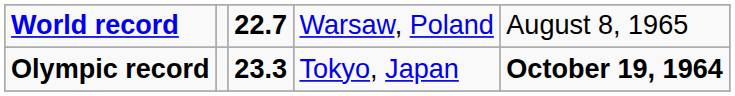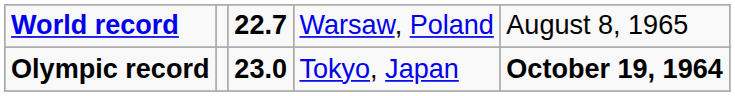(261, 68) 23.3 -> (261, 68) 23.0
